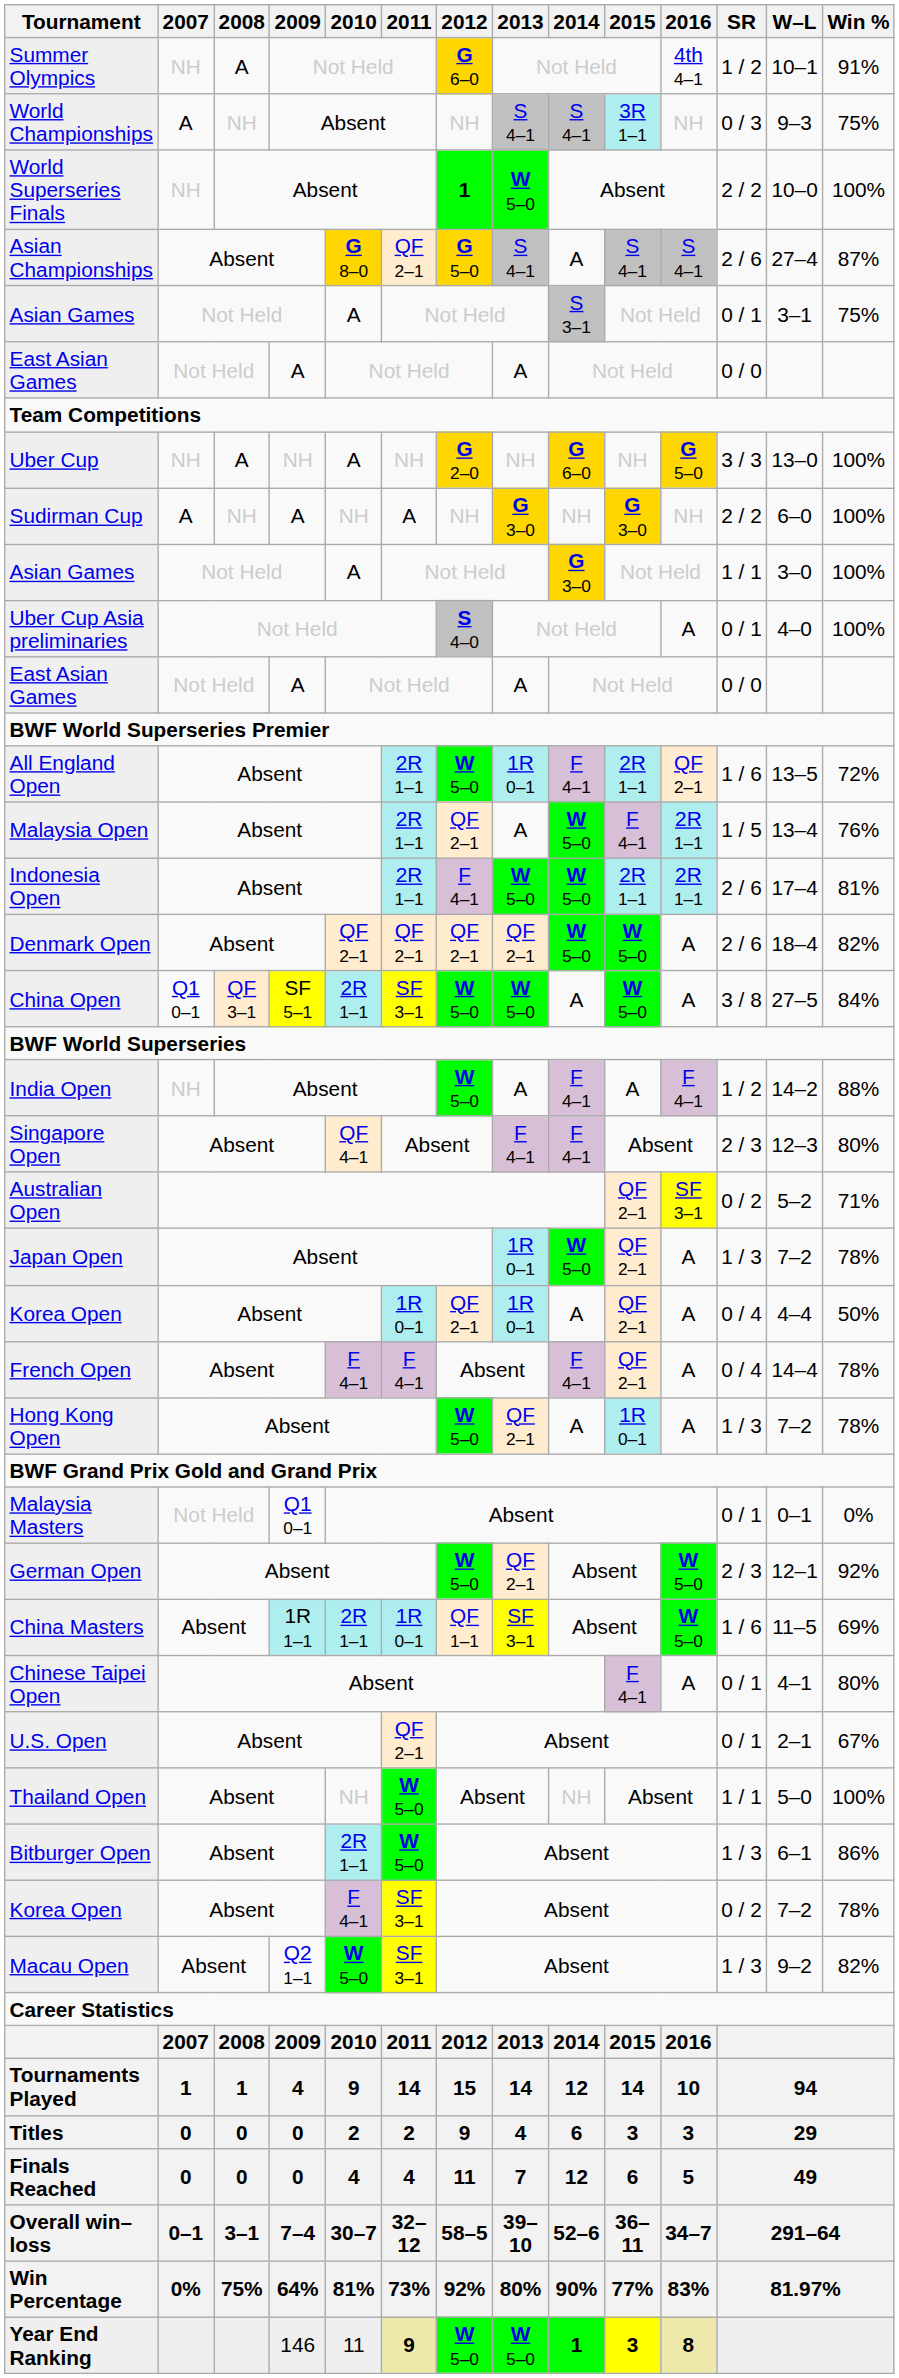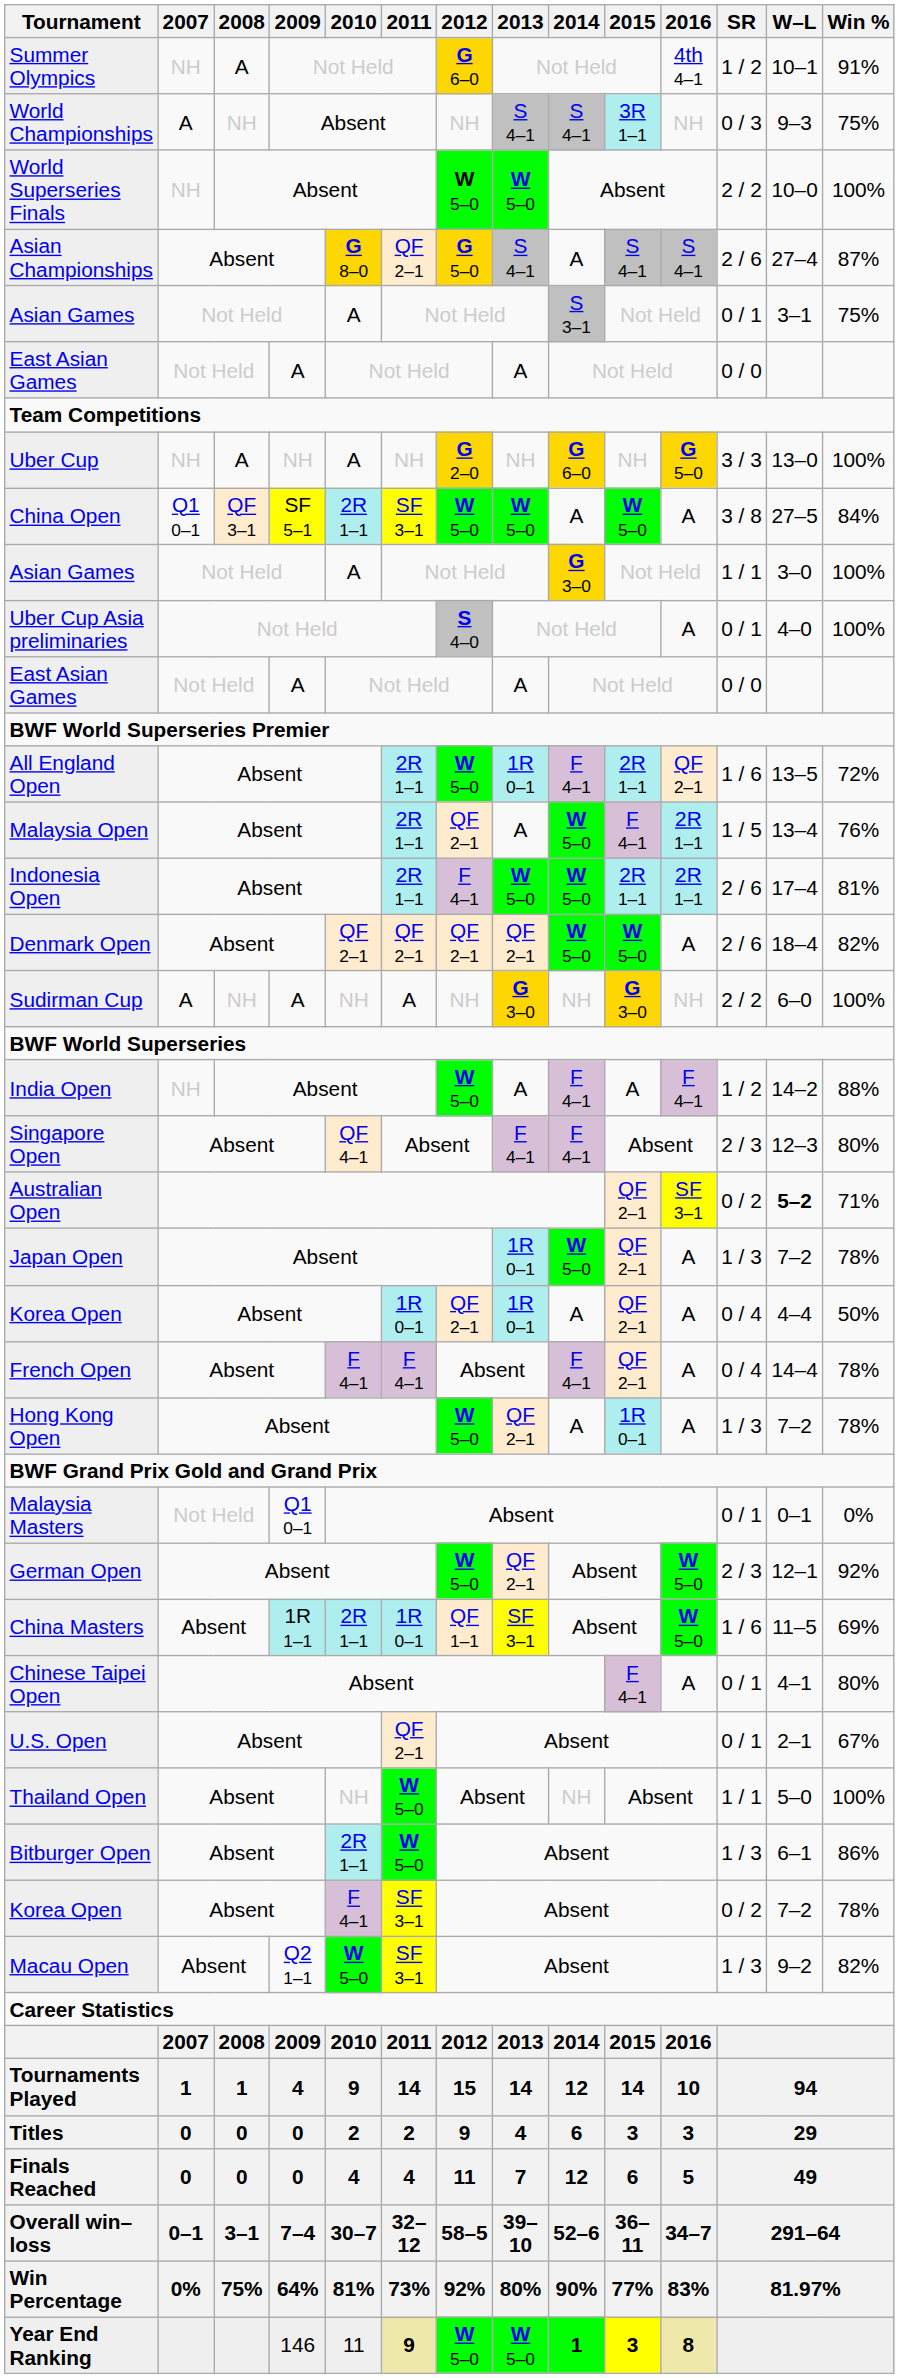(465, 190) 1 -> (464, 190) W 5–0
rows swapped: (76, 516) <-> (65, 999)
(795, 1201) normal -> (795, 1201) bold
